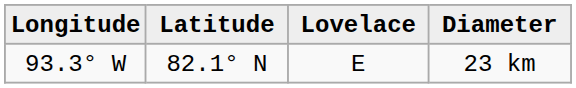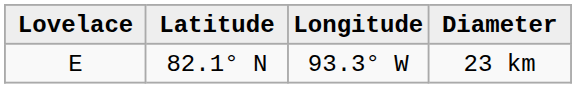columns swapped: (358, 25) <-> (76, 25)
